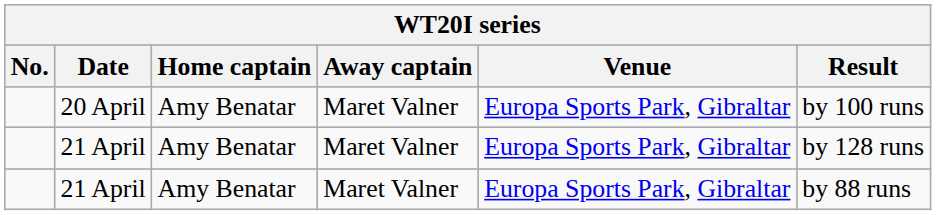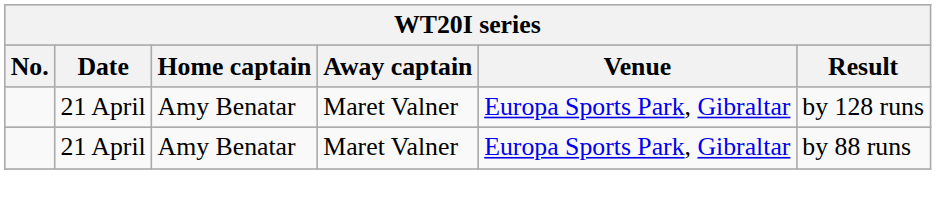- row: (30, 107)
